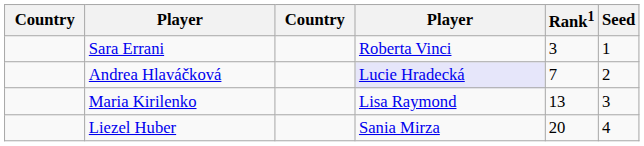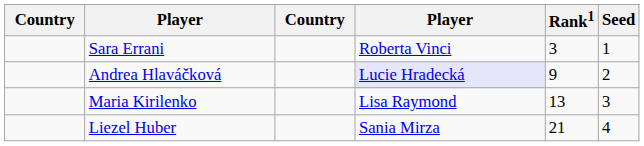(553, 74) 7 -> (553, 74) 9
(557, 127) 20 -> (557, 127) 21
